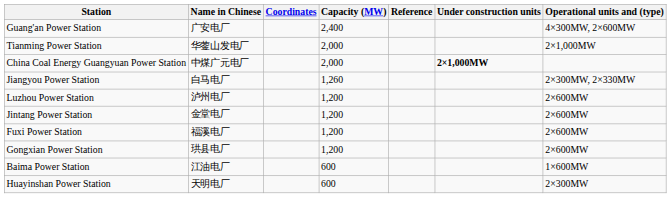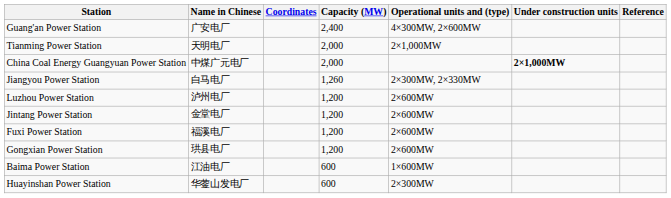columns swapped: (605, 12) <-> (412, 12)
(220, 45) 华蓥山发电厂 -> (210, 45) 天明电厂
(210, 184) 天明电厂 -> (220, 184) 华蓥山发电厂
